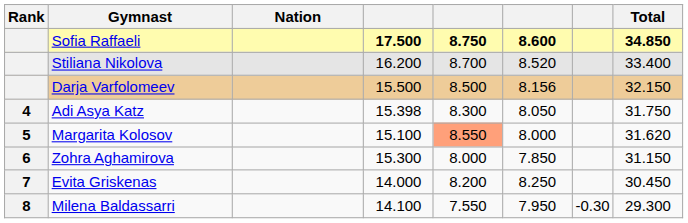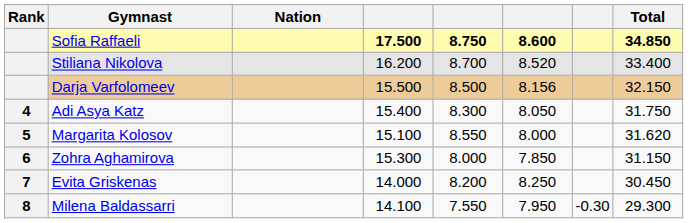(398, 111) 15.398 -> (398, 111) 15.400
(468, 135) lightsalmon background -> (468, 135) no background
